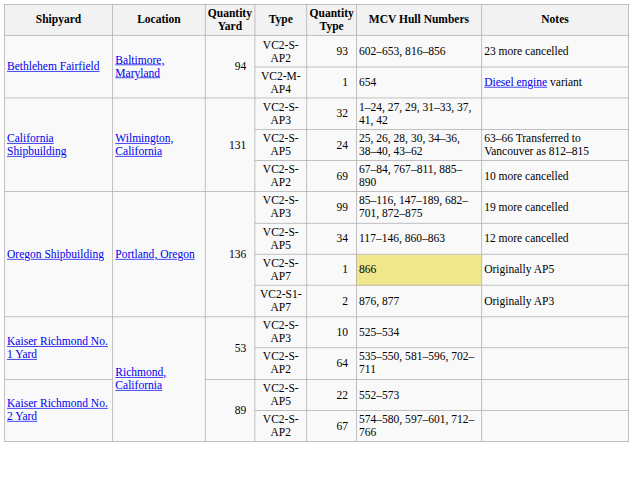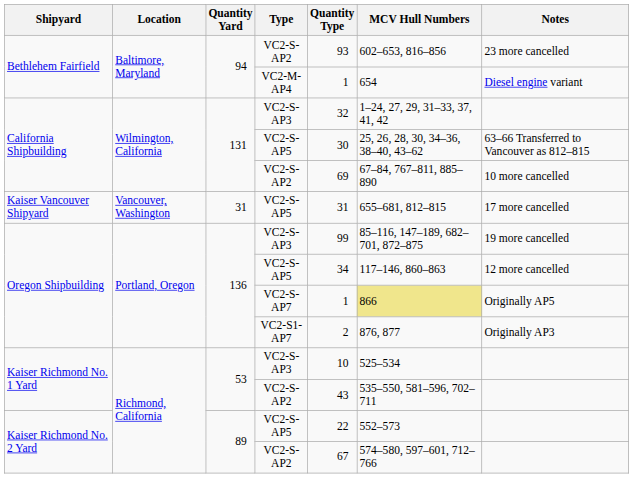(345, 145) 24 -> (346, 145) 30
+ row: (48, 207)
(345, 363) 64 -> (346, 394) 43
